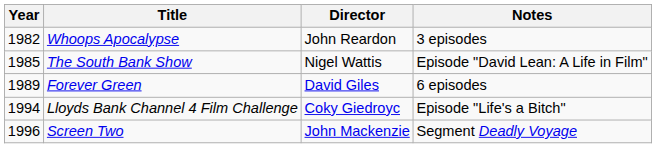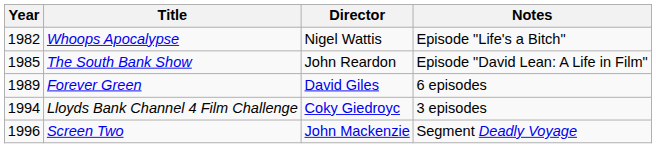(350, 39) John Reardon -> (343, 39) Nigel Wattis
(452, 39) 3 episodes -> (491, 39) Episode "Life's a Bitch"
(343, 62) Nigel Wattis -> (350, 62) John Reardon
(491, 108) Episode "Life's a Bitch" -> (452, 108) 3 episodes
